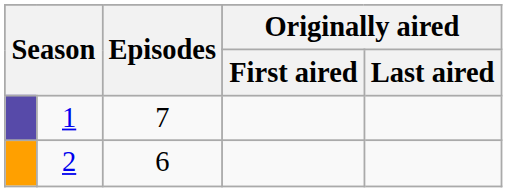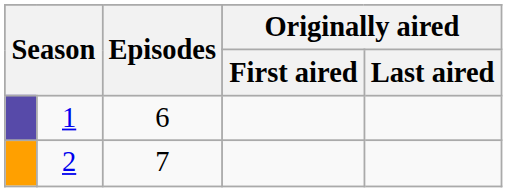(162, 117) 7 -> (162, 117) 6
(162, 162) 6 -> (162, 162) 7
